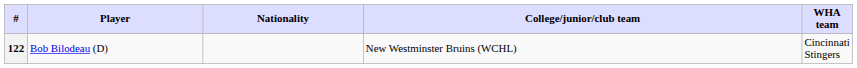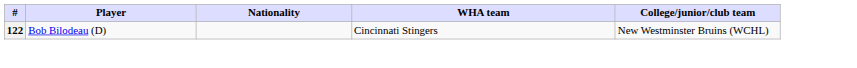columns swapped: (827, 19) <-> (583, 19)
